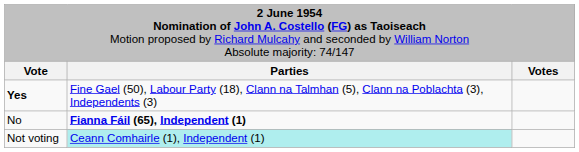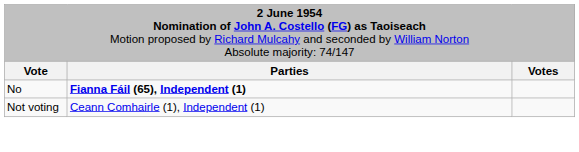- row: (17, 95)
(167, 138) paleturquoise background -> (167, 107) no background
